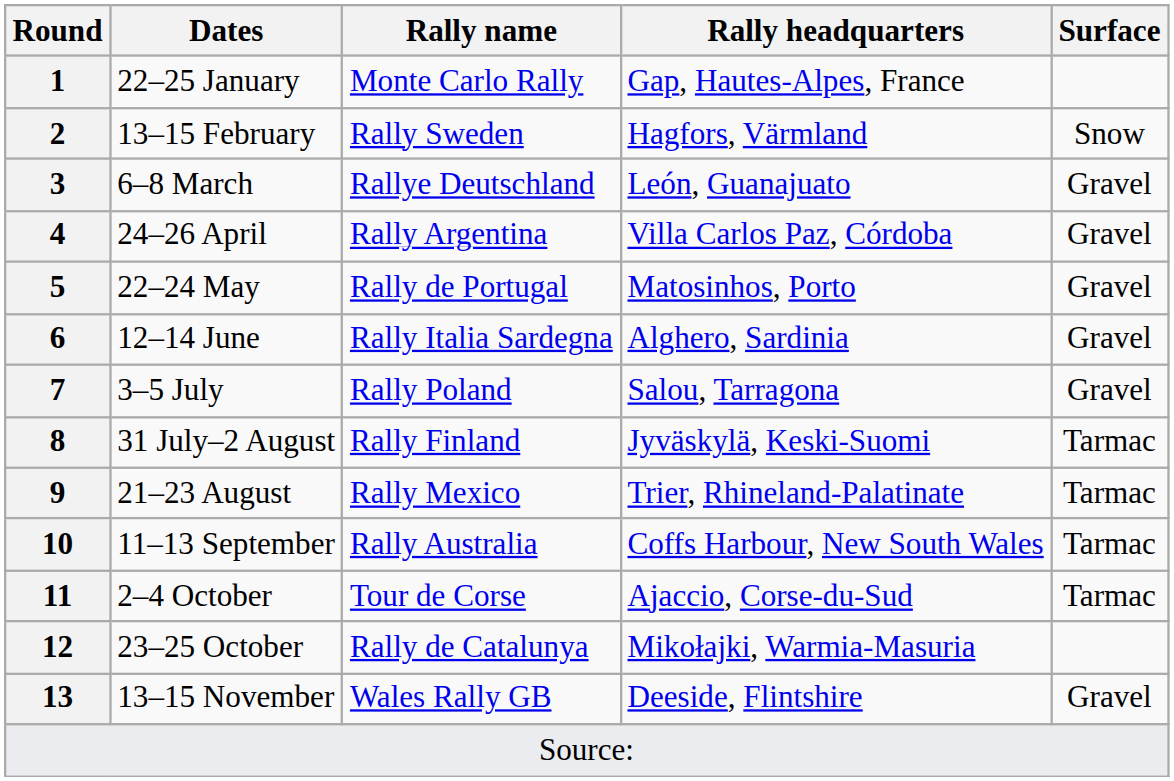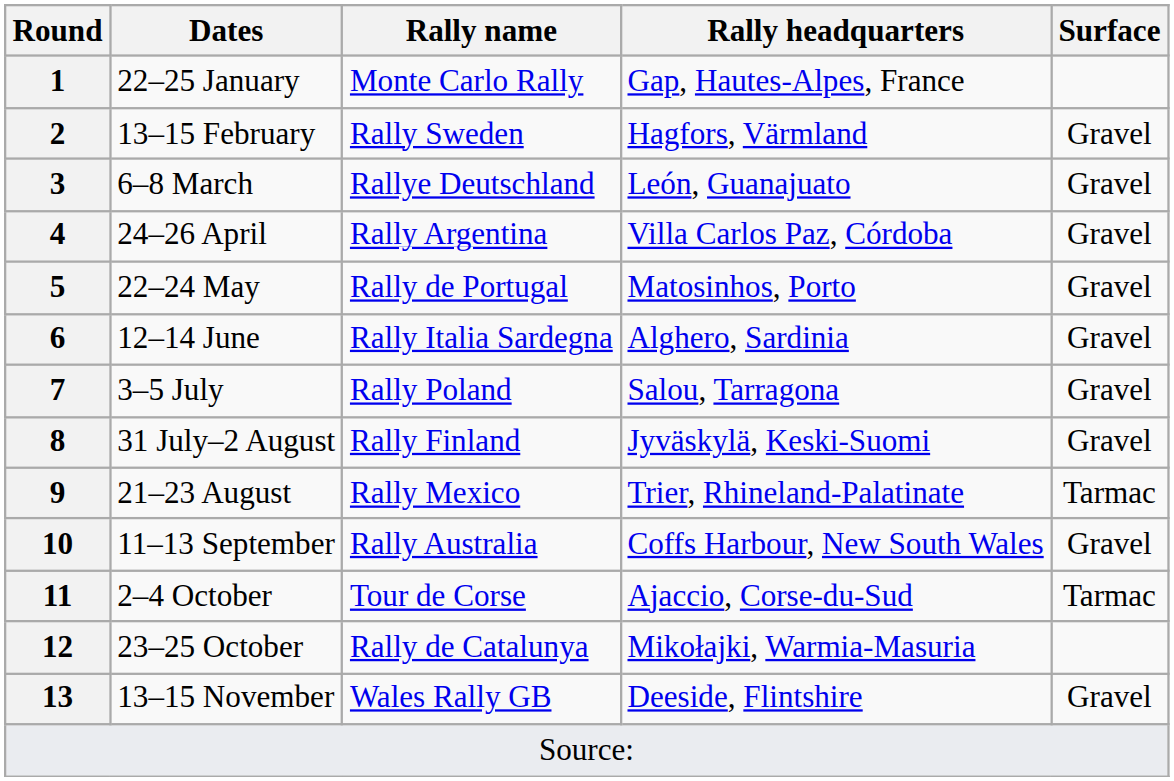(1109, 132) Snow -> (1109, 132) Gravel
(1109, 440) Tarmac -> (1109, 440) Gravel
(1109, 543) Tarmac -> (1109, 543) Gravel
